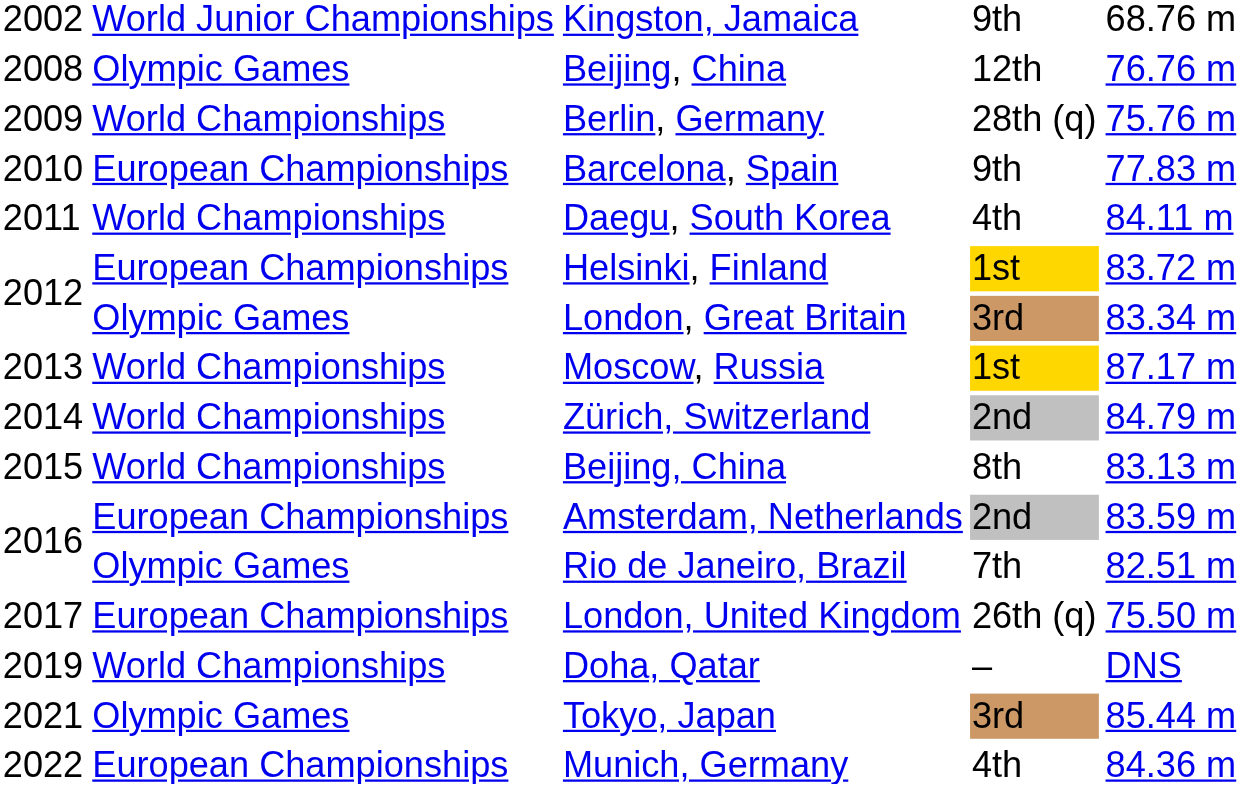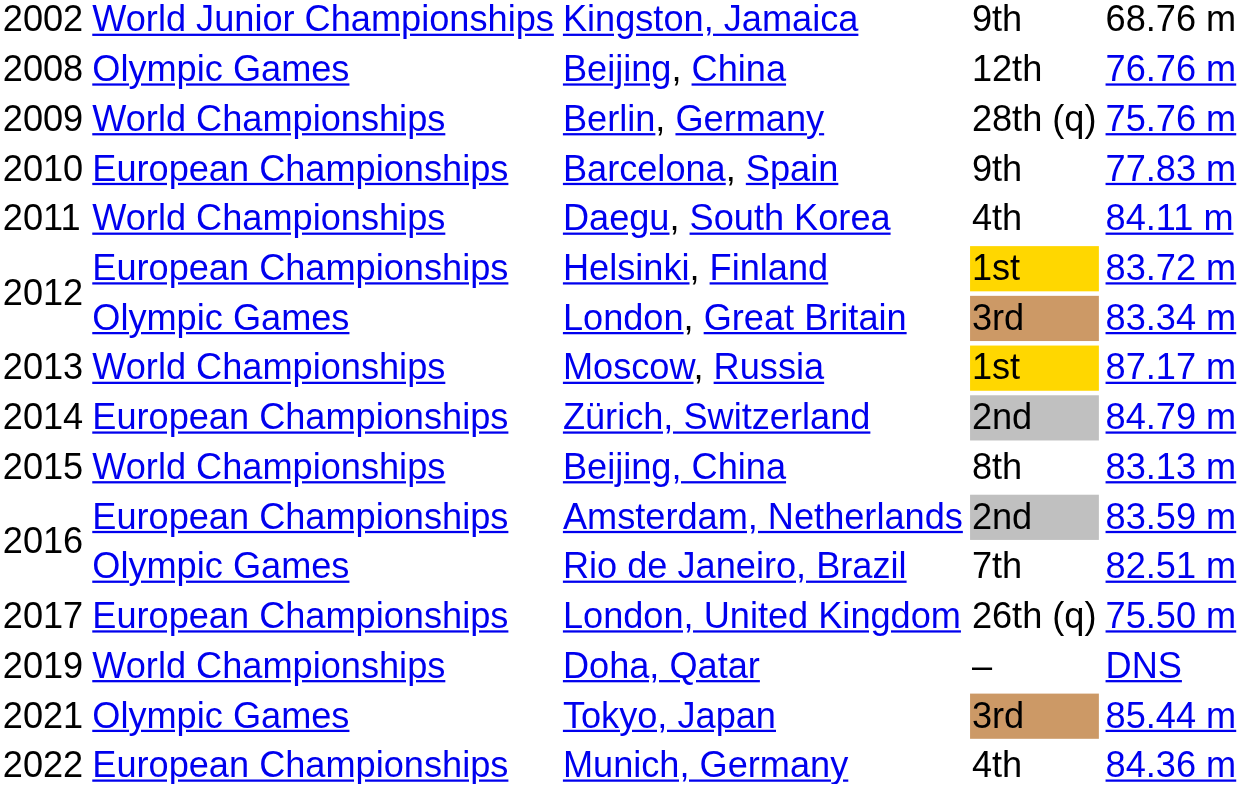(269, 417) World Championships -> (300, 417) European Championships
